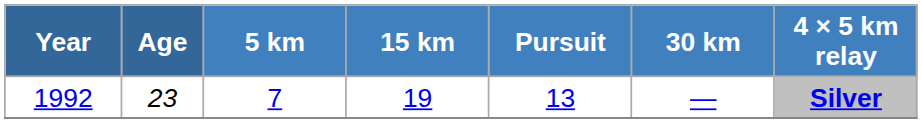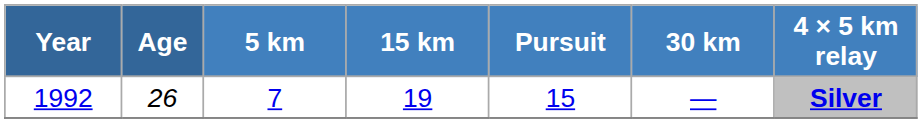(163, 97) 23 -> (163, 97) 26
(560, 97) 13 -> (560, 97) 15
